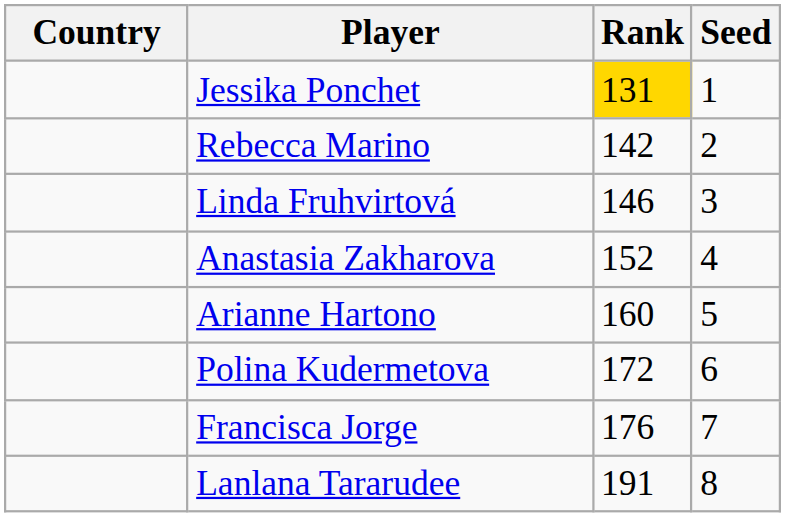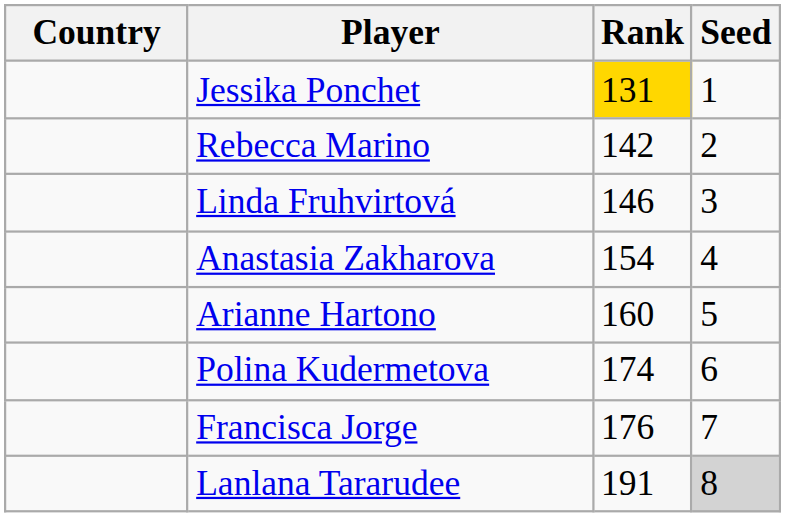(628, 257) 152 -> (628, 257) 154
(628, 370) 172 -> (628, 370) 174
(709, 483) no background -> (709, 483) lightgrey background
